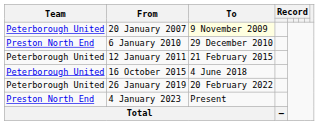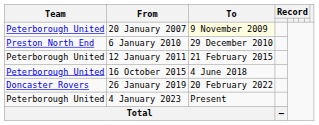(55, 85) Peterborough United -> (48, 85) Doncaster Rovers
(50, 99) Preston North End -> (55, 99) Peterborough United
